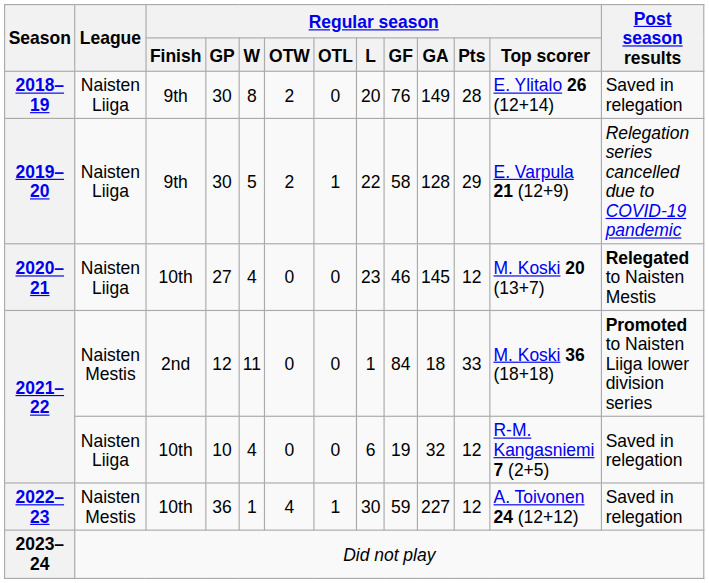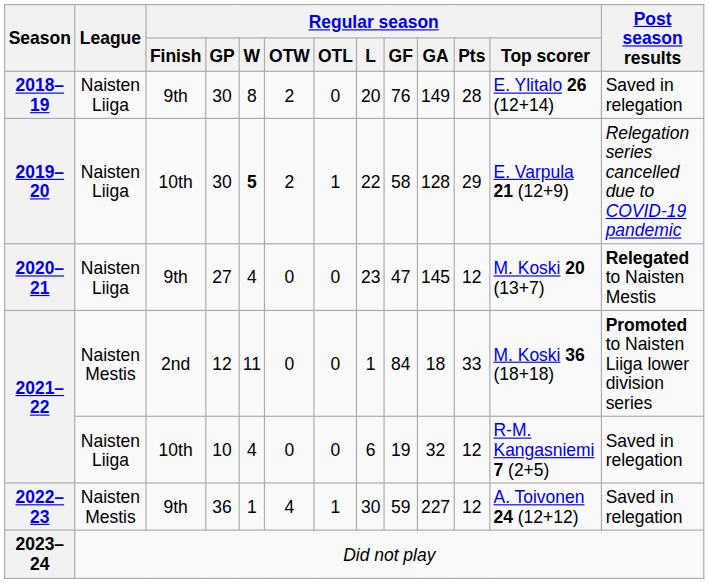(176, 181) 9th -> (176, 181) 10th
(252, 181) normal -> (252, 181) bold
(176, 278) 10th -> (176, 278) 9th
(401, 278) 46 -> (401, 278) 47
(176, 507) 10th -> (176, 507) 9th
